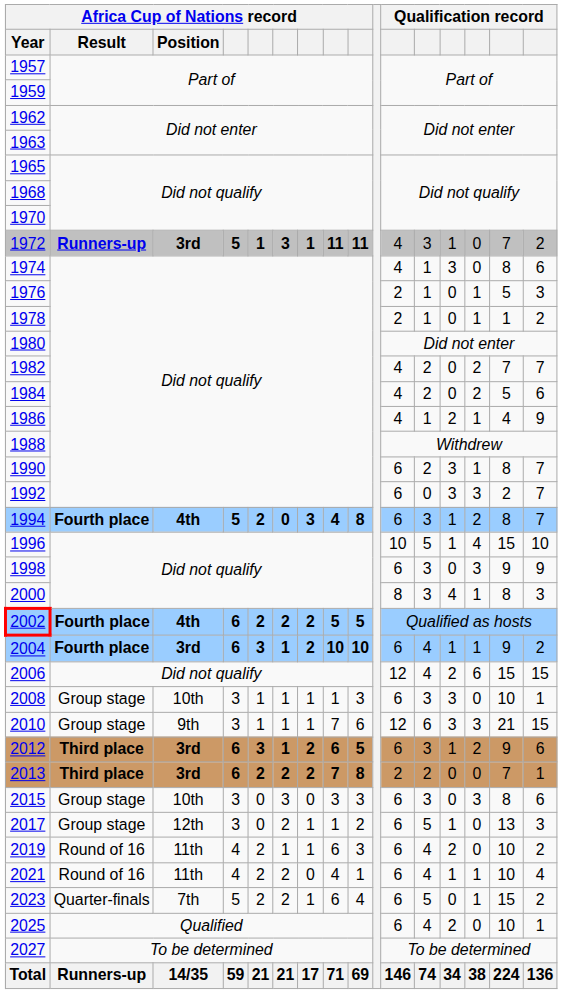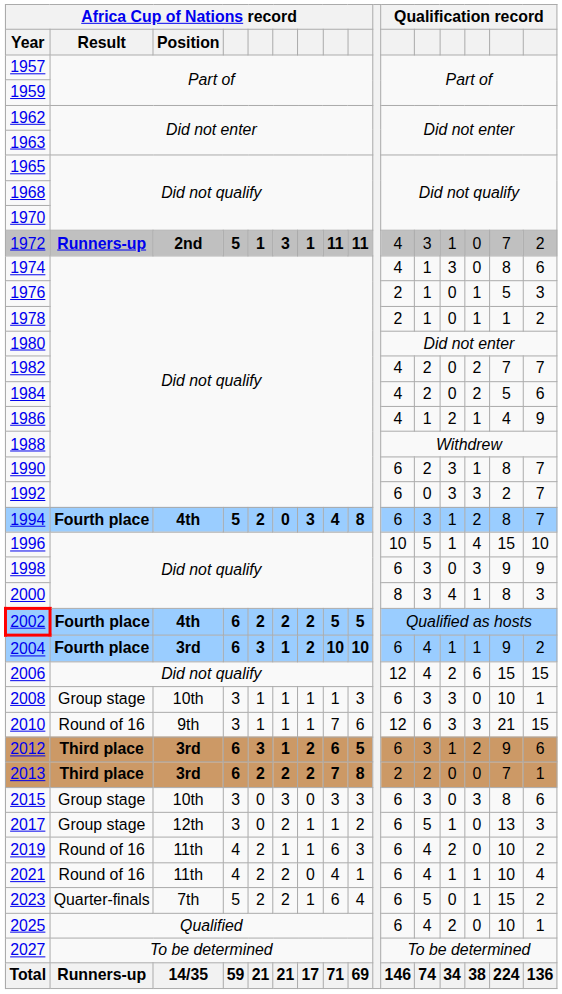(188, 243) 3rd -> (188, 243) 2nd
(102, 724) Group stage -> (102, 724) Round of 16
